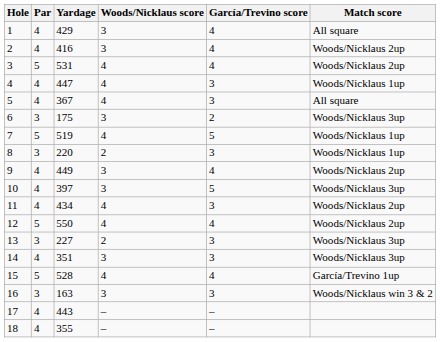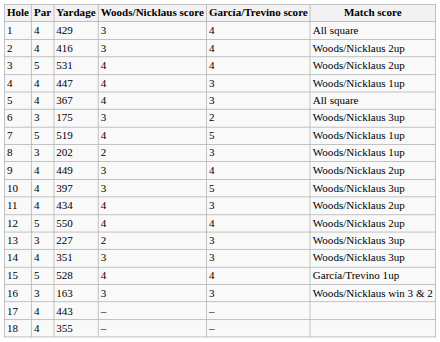(65, 153) 220 -> (65, 153) 202
